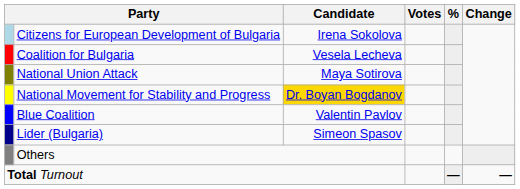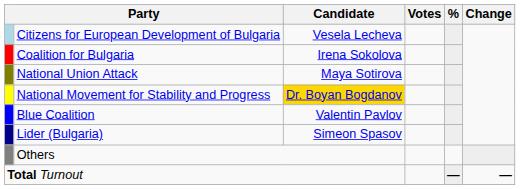(360, 34) Irena Sokolova -> (357, 34) Vesela Lecheva
(357, 54) Vesela Lecheva -> (360, 54) Irena Sokolova
